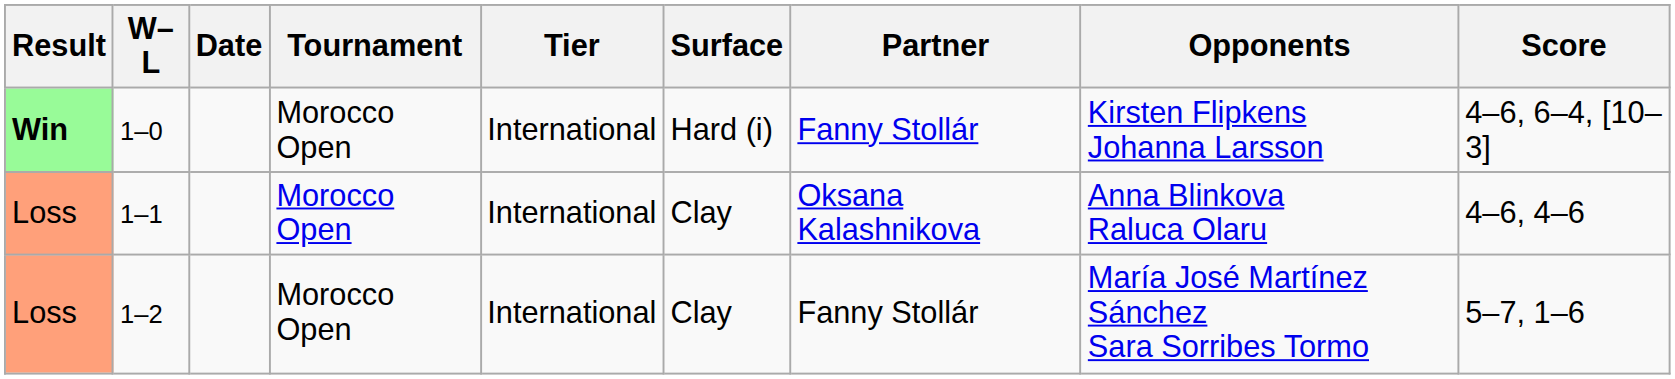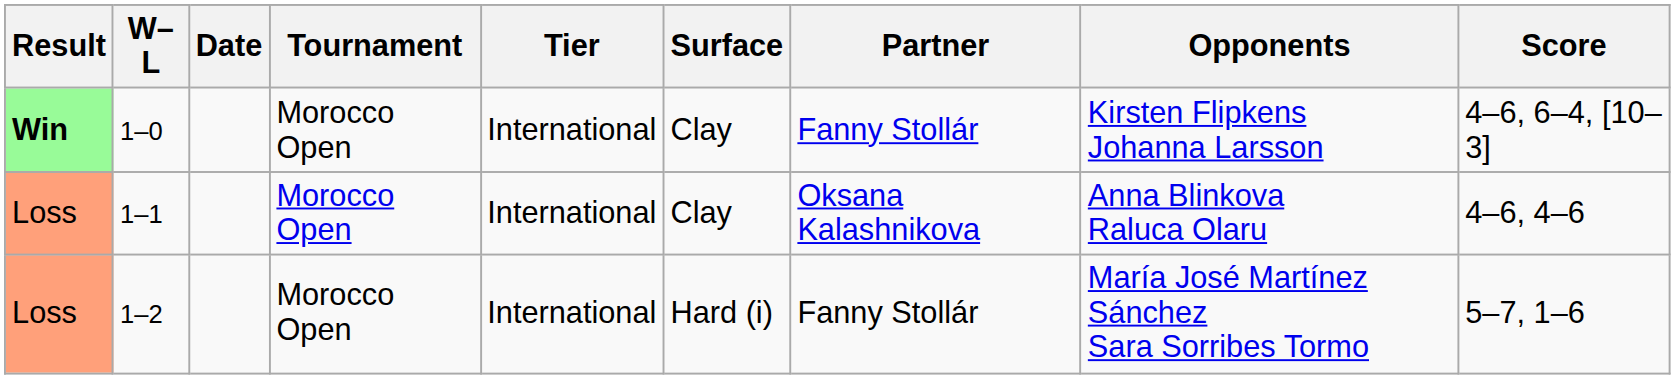(722, 129) Hard (i) -> (701, 129) Clay
(701, 313) Clay -> (722, 313) Hard (i)
